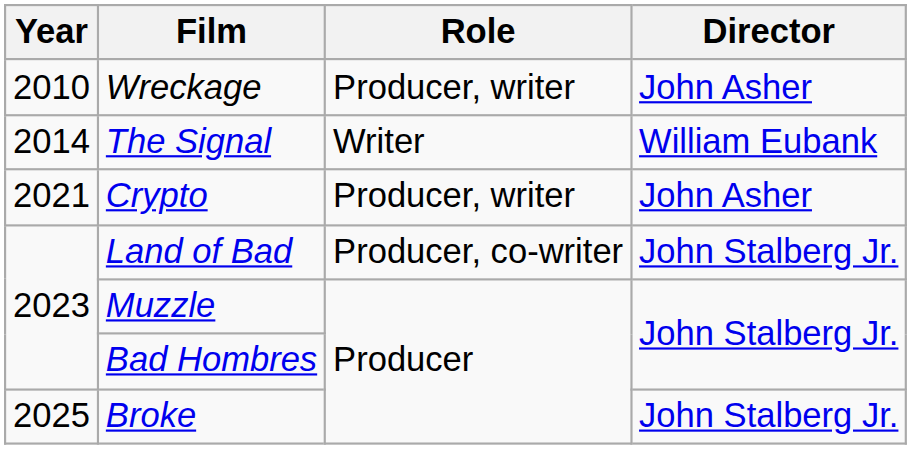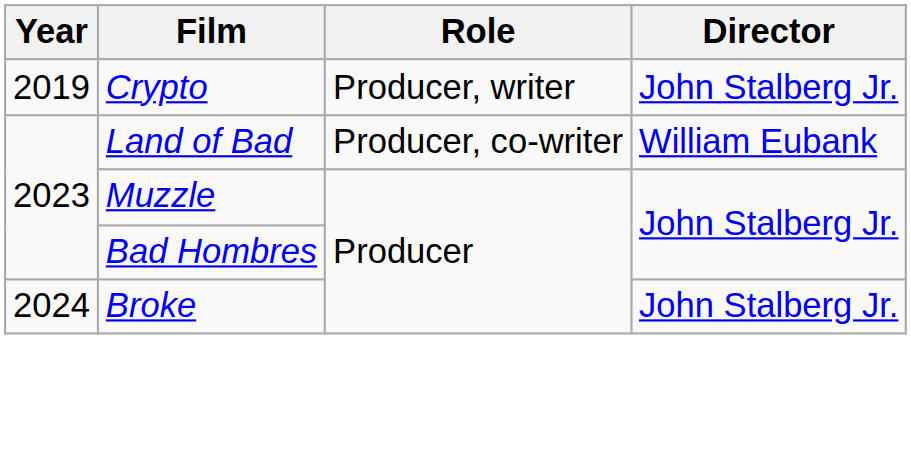- row: (184, 86)
- row: (188, 141)
(51, 196) 2021 -> (51, 86) 2019
(726, 196) John Asher -> (769, 86) John Stalberg Jr.
(769, 251) John Stalberg Jr. -> (758, 141) William Eubank
(51, 415) 2025 -> (51, 305) 2024
